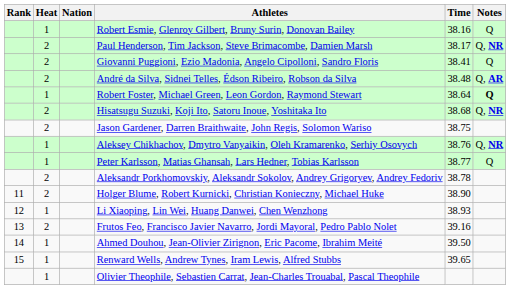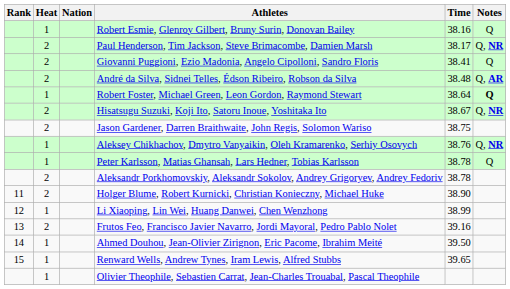(459, 111) 38.68 -> (459, 111) 38.67
(459, 161) 38.77 -> (459, 161) 38.78
(459, 210) 38.93 -> (459, 210) 38.99
